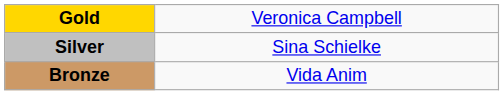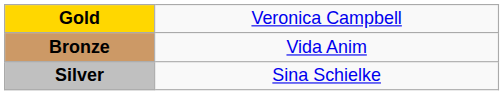rows swapped: (79, 47) <-> (79, 75)
